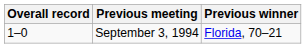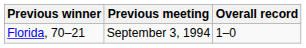columns swapped: (48, 14) <-> (251, 14)
